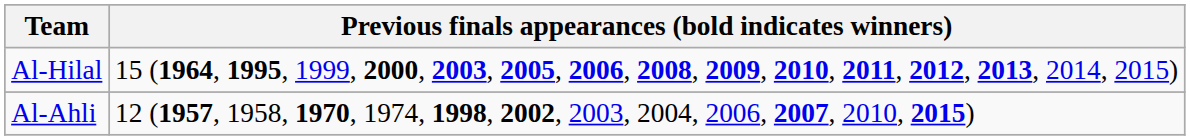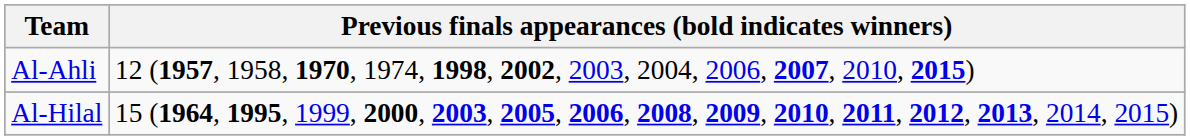rows swapped: (57, 69) <-> (54, 112)
